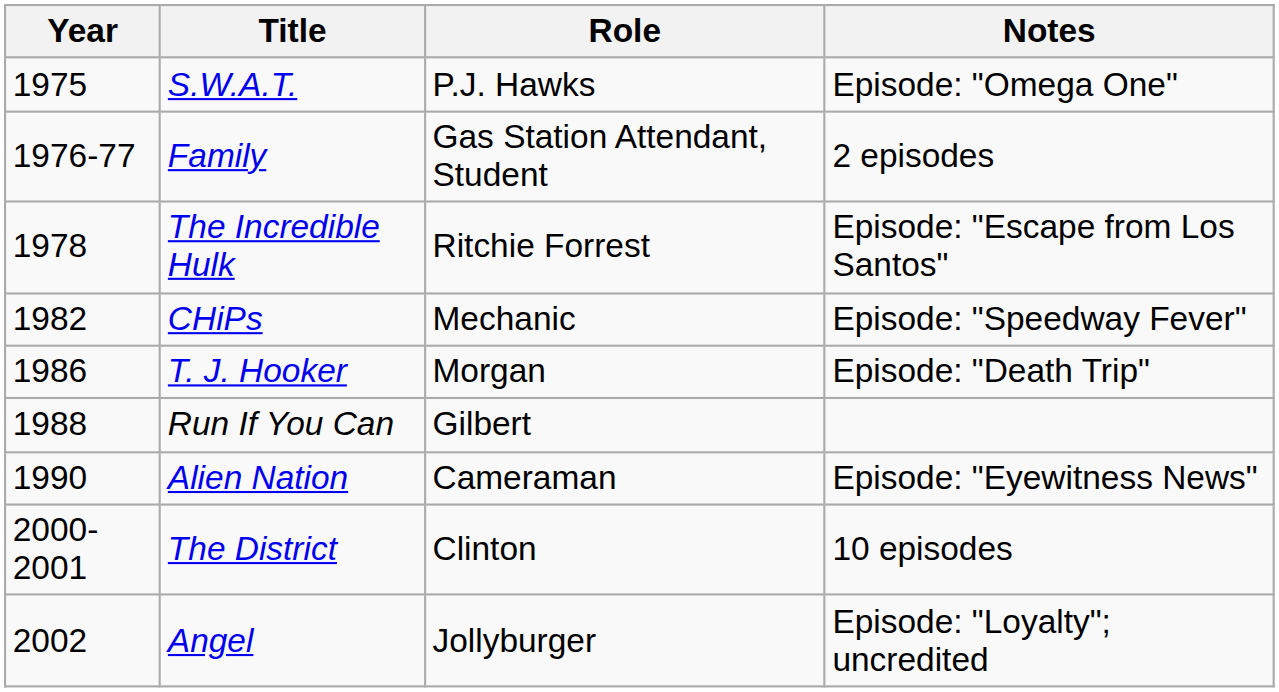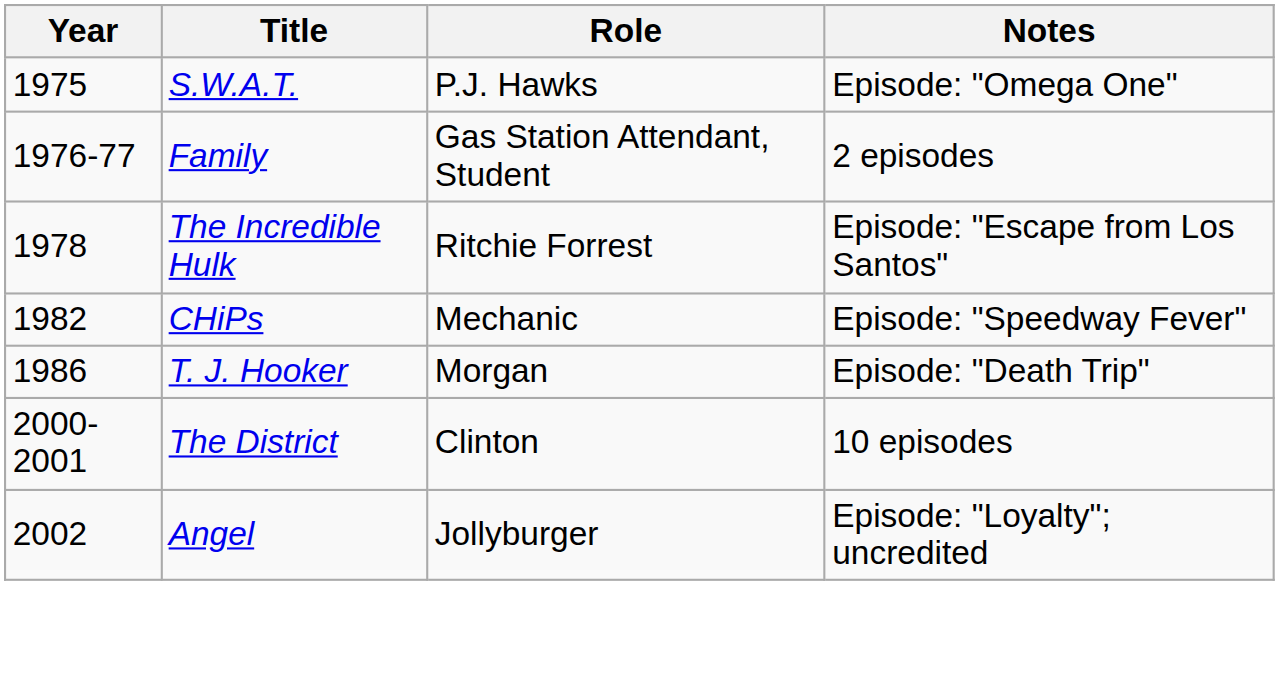- row: (281, 424)
- row: (258, 477)
